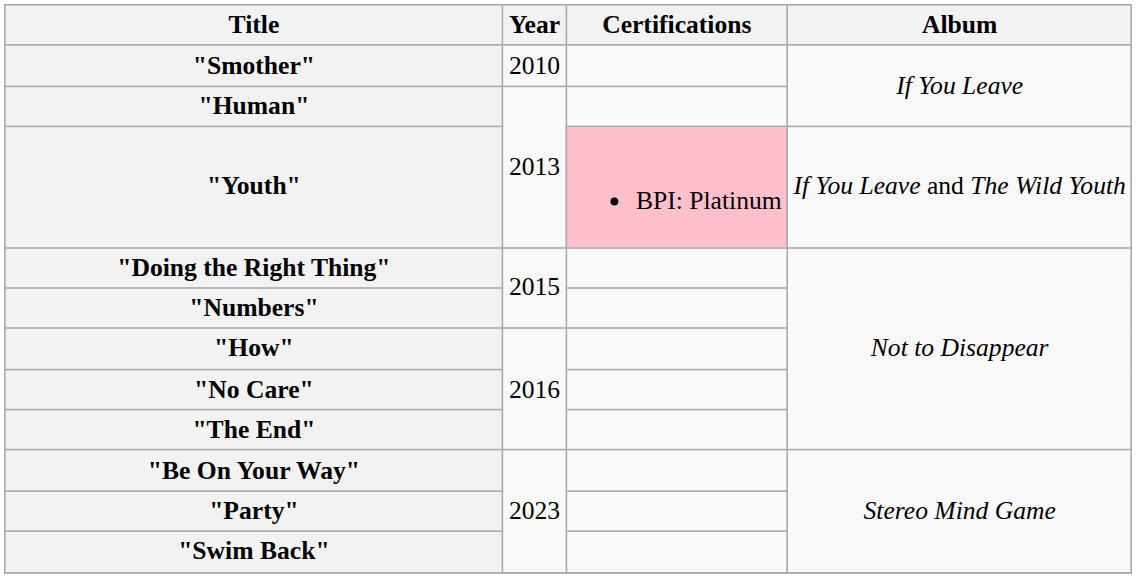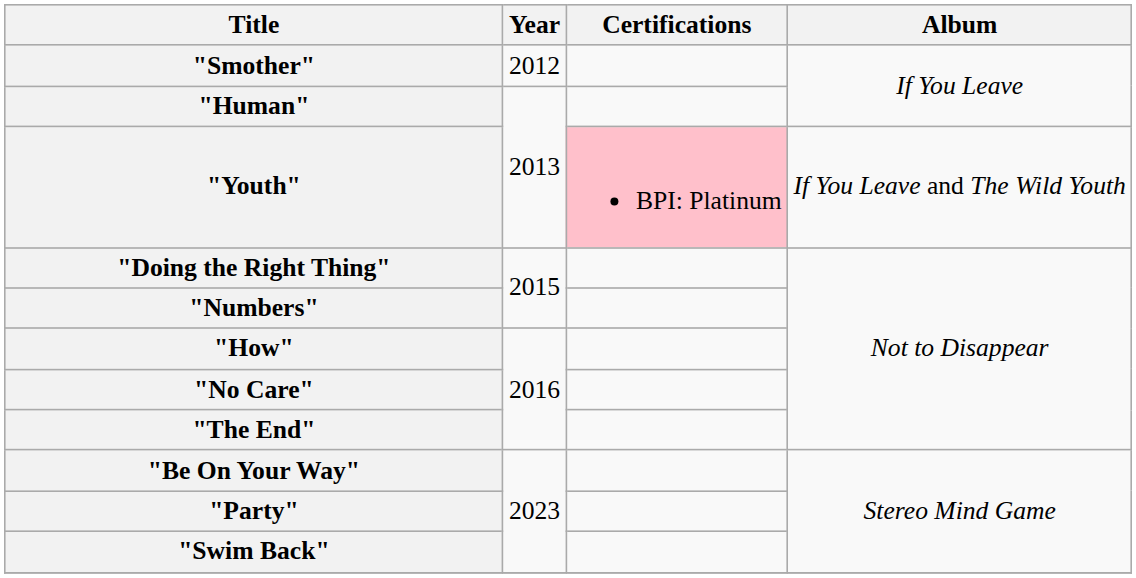(535, 65) 2010 -> (535, 65) 2012
